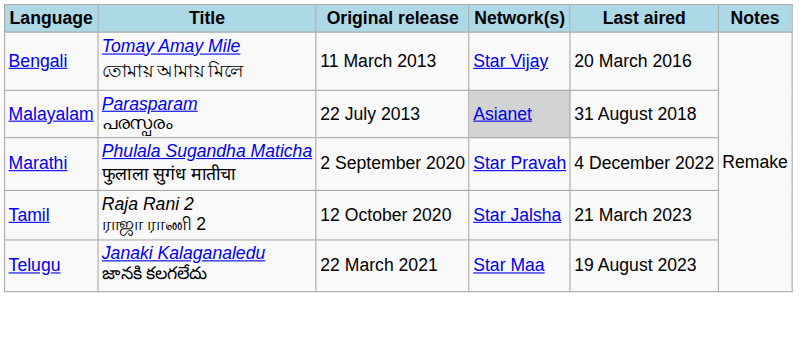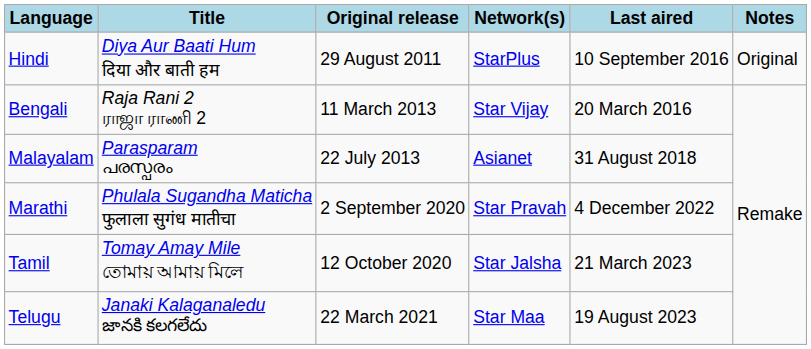+ row: (29, 58)
(173, 58) Tomay Amay Mile তোমায় আমায় মিলে -> (154, 108) Raja Rani 2 ராஜா ராணி 2
(503, 113) lightgrey background -> (503, 158) no background
(154, 213) Raja Rani 2 ராஜா ராணி 2 -> (173, 260) Tomay Amay Mile তোমায় আমায় মিলে
